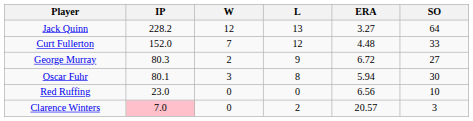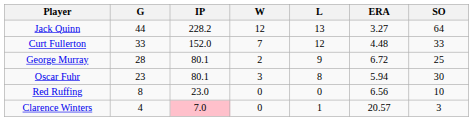+ column: (140, 12)
(160, 60) 80.3 -> (200, 60) 80.1
(434, 60) 27 -> (439, 60) 25
(297, 108) 2 -> (319, 108) 1
